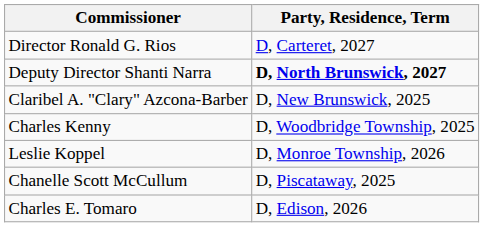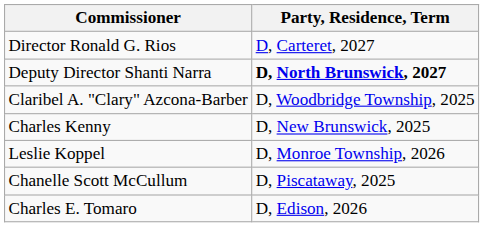(343, 99) D, New Brunswick, 2025 -> (365, 99) D, Woodbridge Township, 2025
(365, 126) D, Woodbridge Township, 2025 -> (343, 126) D, New Brunswick, 2025
